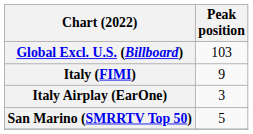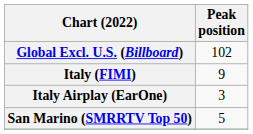(222, 52) 103 -> (222, 52) 102
